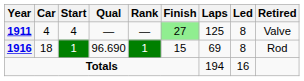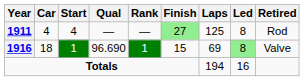(277, 31) Valve -> (277, 31) Rod
(243, 48) no background -> (243, 48) lightgreen background
(277, 48) Rod -> (277, 48) Valve
